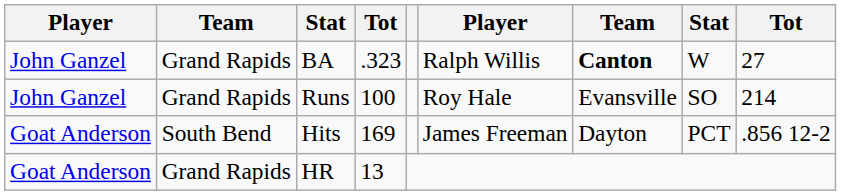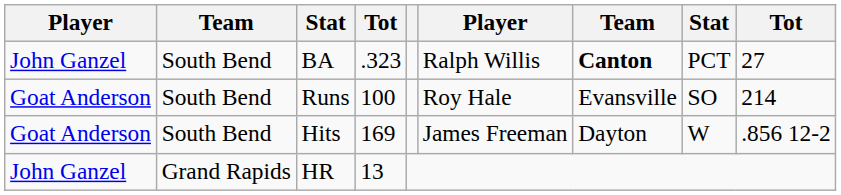(226, 60) Grand Rapids -> (217, 60) South Bend
(699, 60) W -> (709, 60) PCT
(68, 97) John Ganzel -> (81, 97) Goat Anderson
(226, 97) Grand Rapids -> (217, 97) South Bend
(709, 134) PCT -> (699, 134) W
(81, 171) Goat Anderson -> (68, 171) John Ganzel
